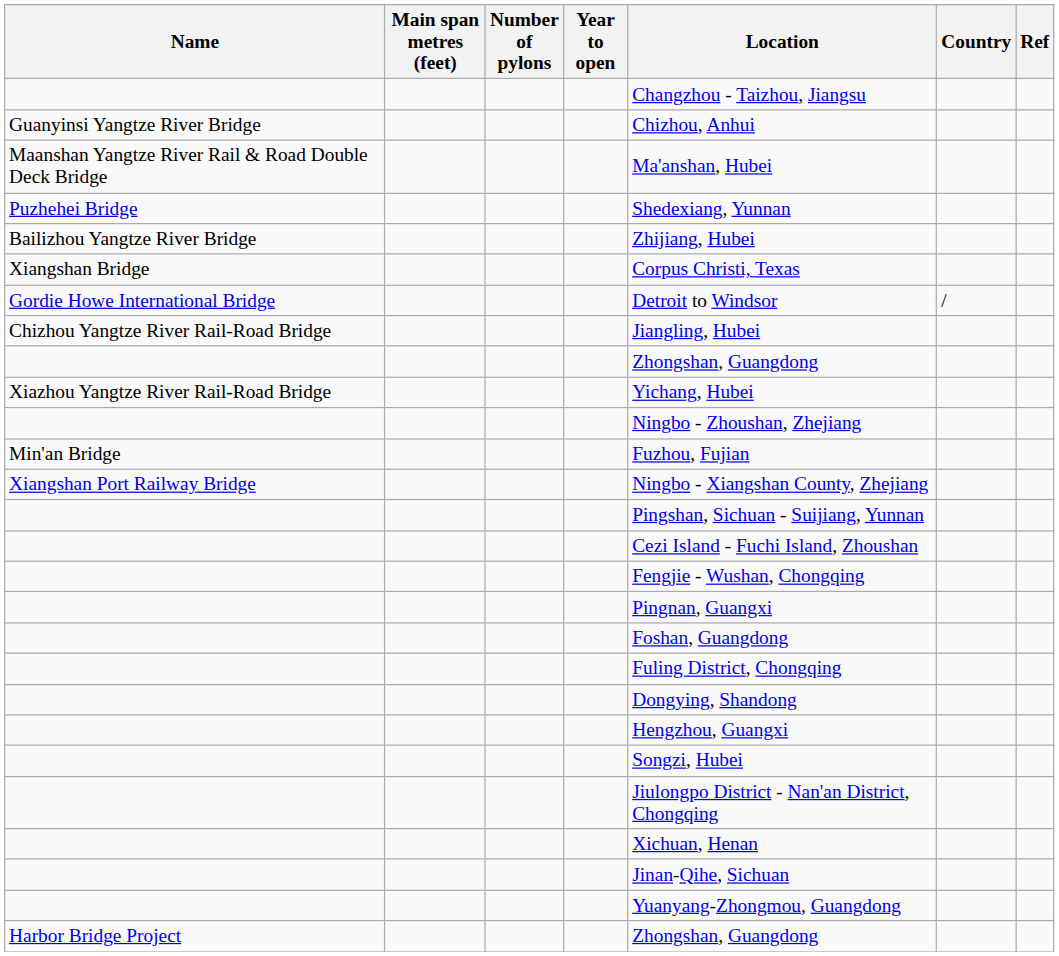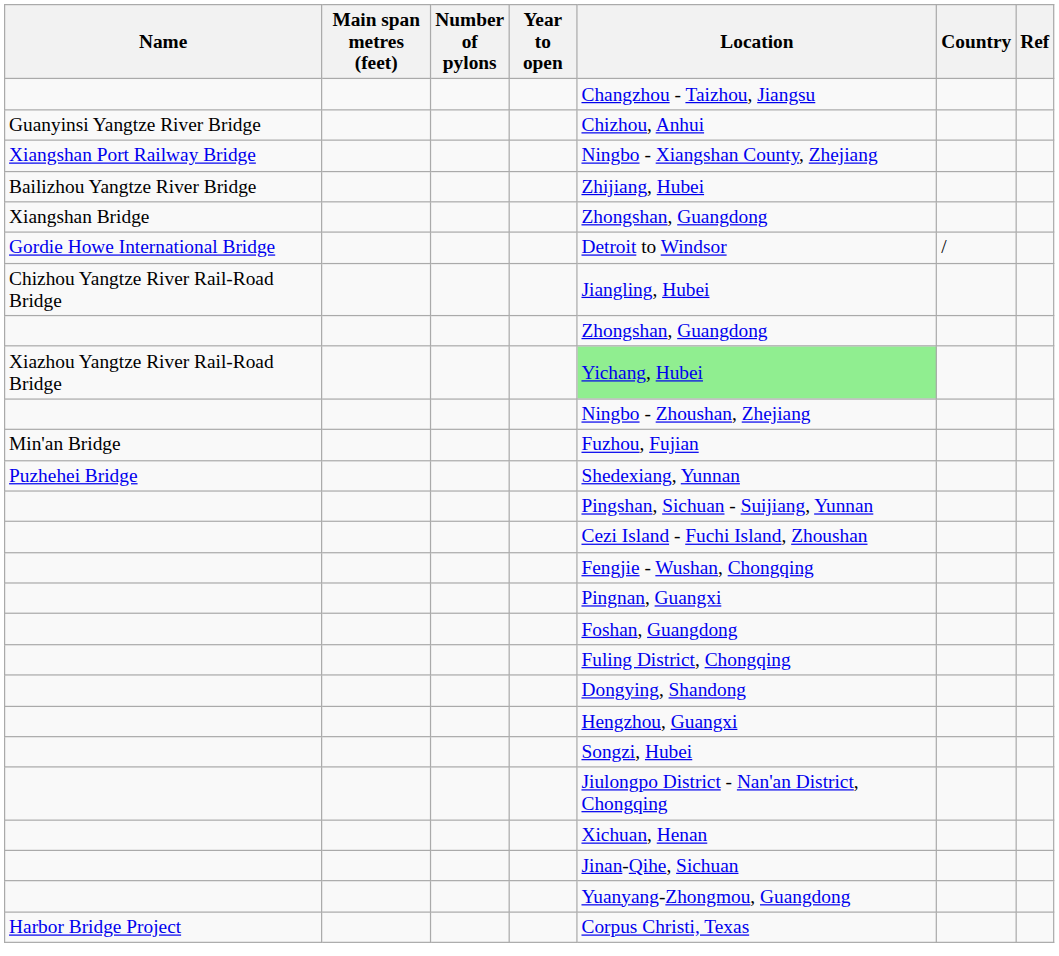- row: (188, 166)
rows swapped: (73, 208) <-> (132, 484)
(716, 269) Corpus Christi, Texas -> (675, 216) Zhongshan, Guangdong
(693, 392) no background -> (642, 372) lightgreen background
(725, 935) Zhongshan, Guangdong -> (665, 927) Corpus Christi, Texas
